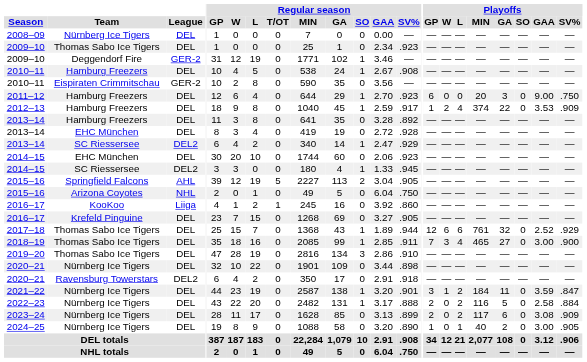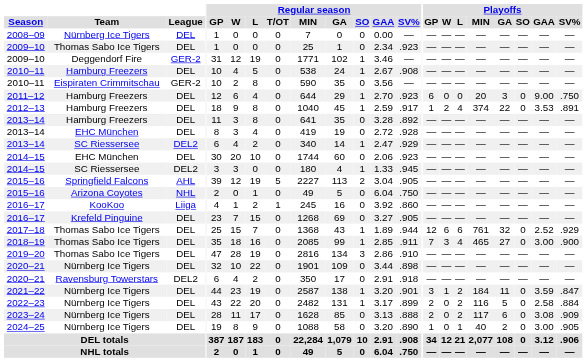(570, 107) .909 -> (570, 107) .891
(409, 303) .888 -> (409, 303) .899
(409, 315) .899 -> (409, 315) .888
